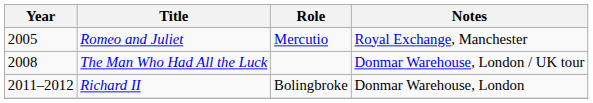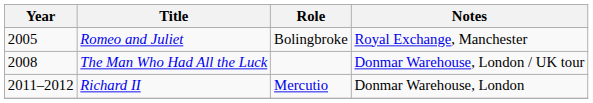(301, 39) Mercutio -> (311, 39) Bolingbroke
(311, 86) Bolingbroke -> (301, 86) Mercutio
